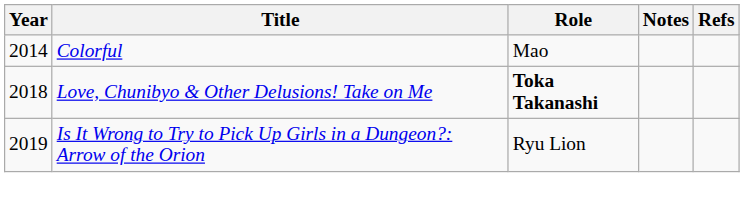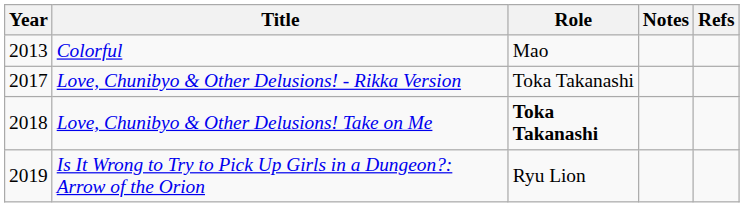(28, 50) 2014 -> (28, 50) 2013
+ row: (259, 81)
